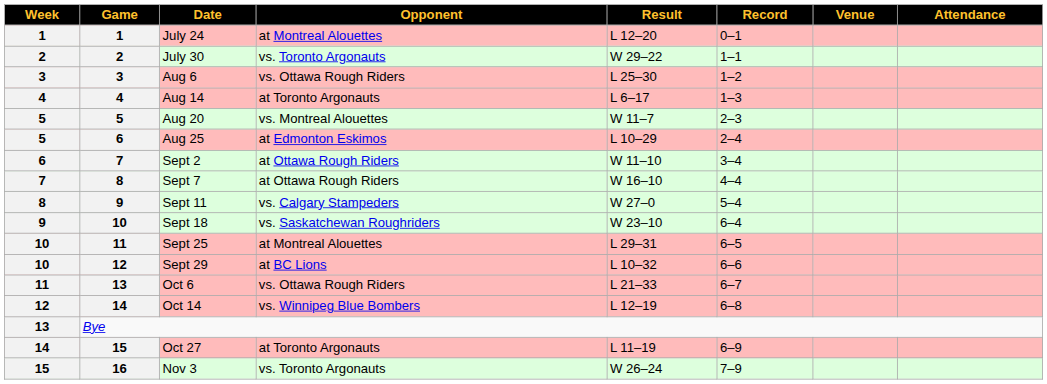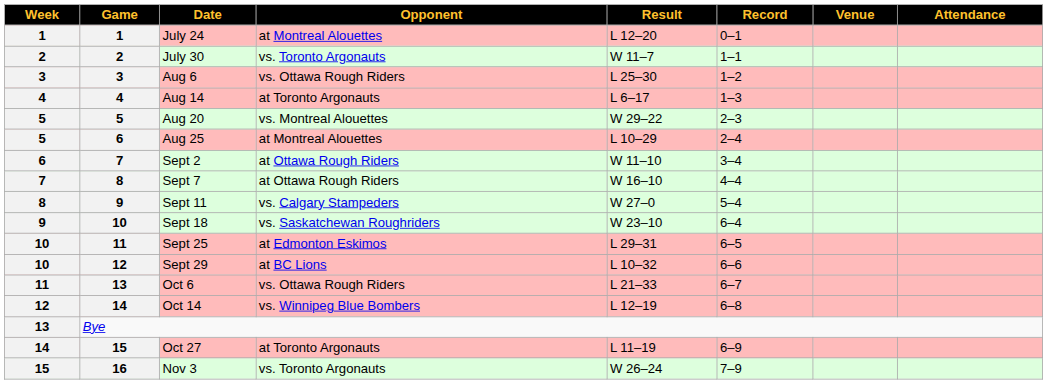(636, 56) W 29–22 -> (632, 56) W 11–7
(632, 118) W 11–7 -> (636, 118) W 29–22
(323, 139) at Edmonton Eskimos -> (320, 139) at Montreal Alouettes
(320, 243) at Montreal Alouettes -> (323, 243) at Edmonton Eskimos
